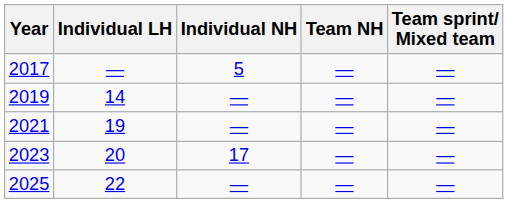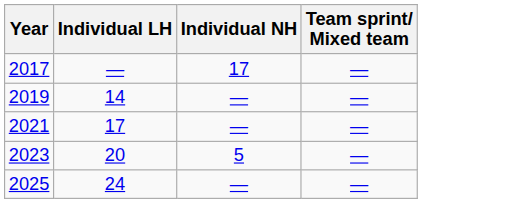- column: (344, 29)
(239, 68) 5 -> (239, 68) 17
(115, 126) 19 -> (115, 126) 17
(239, 155) 17 -> (239, 155) 5
(115, 184) 22 -> (115, 184) 24
